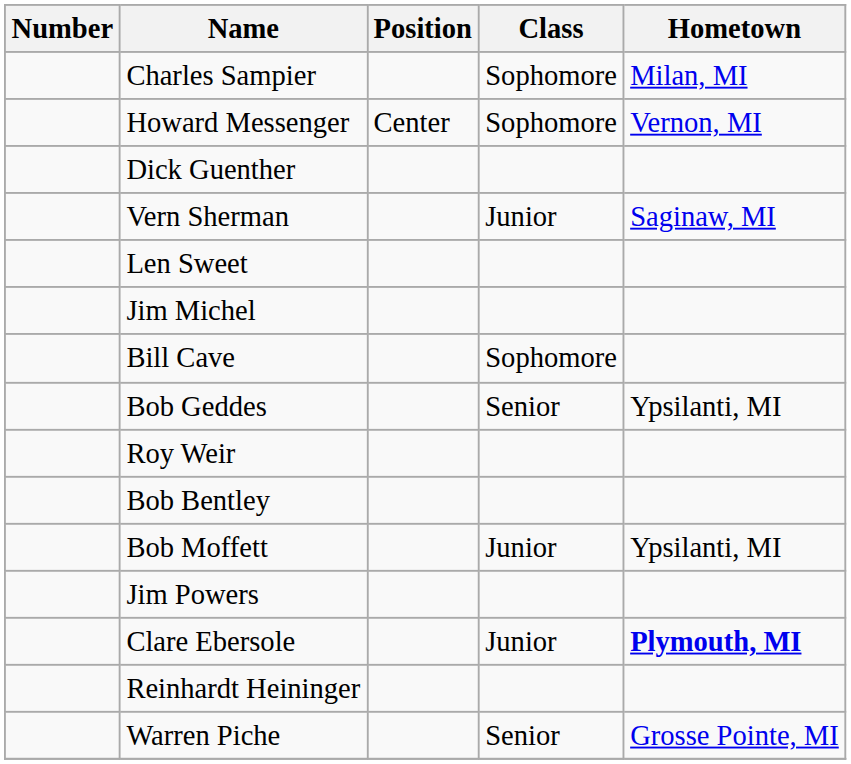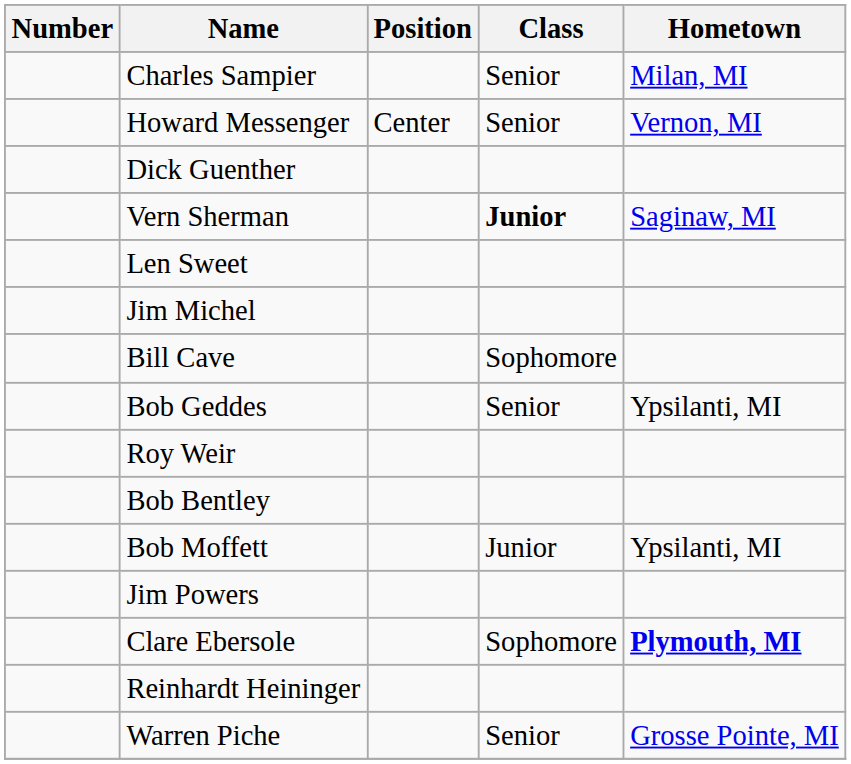(551, 75) Sophomore -> (522, 75) Senior
(551, 122) Sophomore -> (522, 122) Senior
(521, 216) normal -> (526, 216) bold
(521, 640) Junior -> (551, 640) Sophomore
